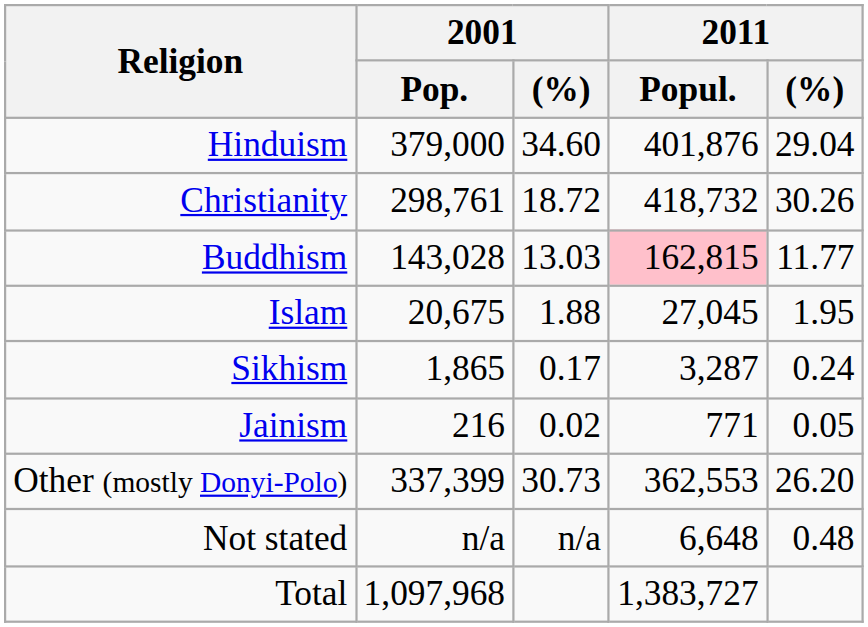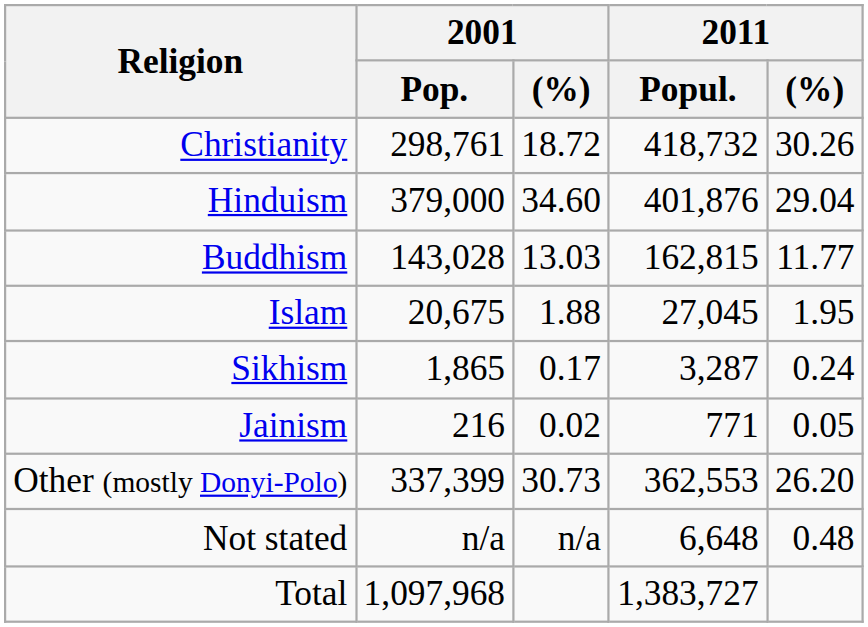rows swapped: (264, 200) <-> (278, 144)
(701, 256) pink background -> (701, 256) no background
